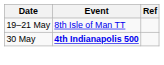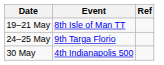+ row: (28, 39)
(97, 39) bold -> (94, 53) normal
